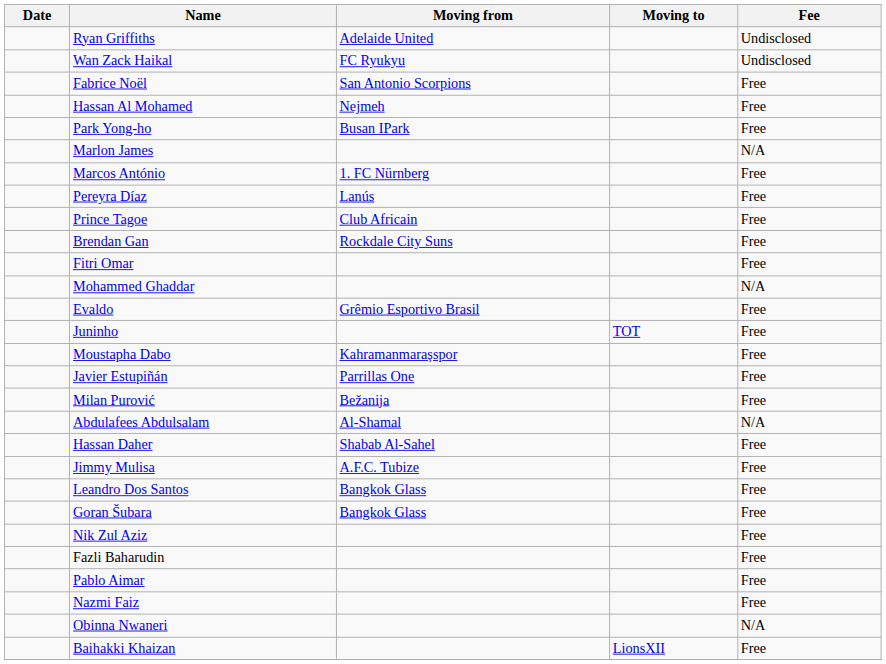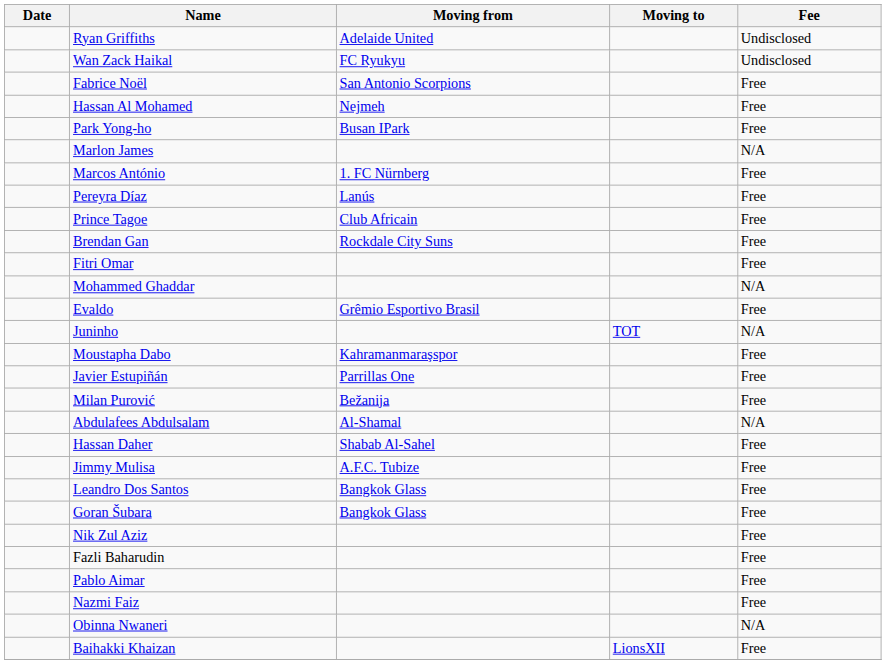(753, 331) Free -> (753, 331) N/A
